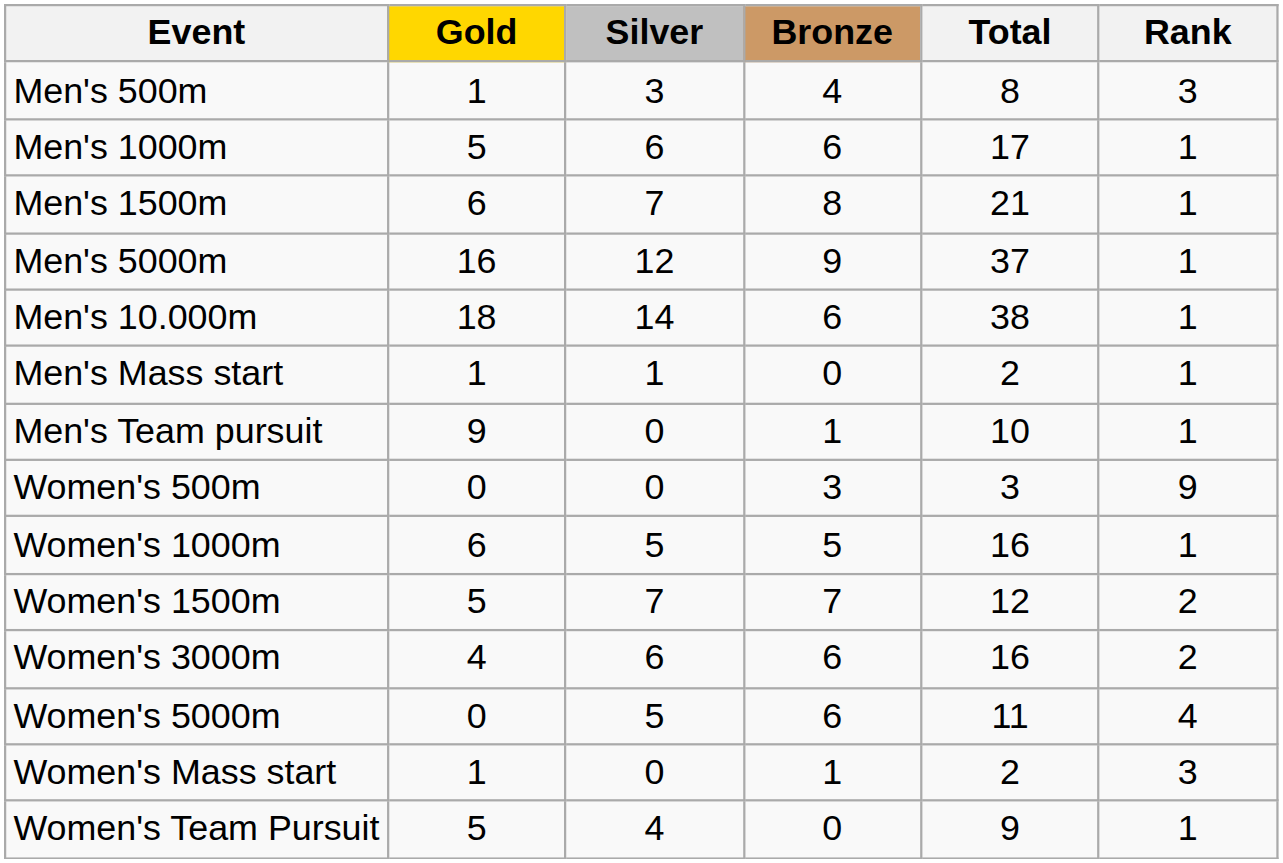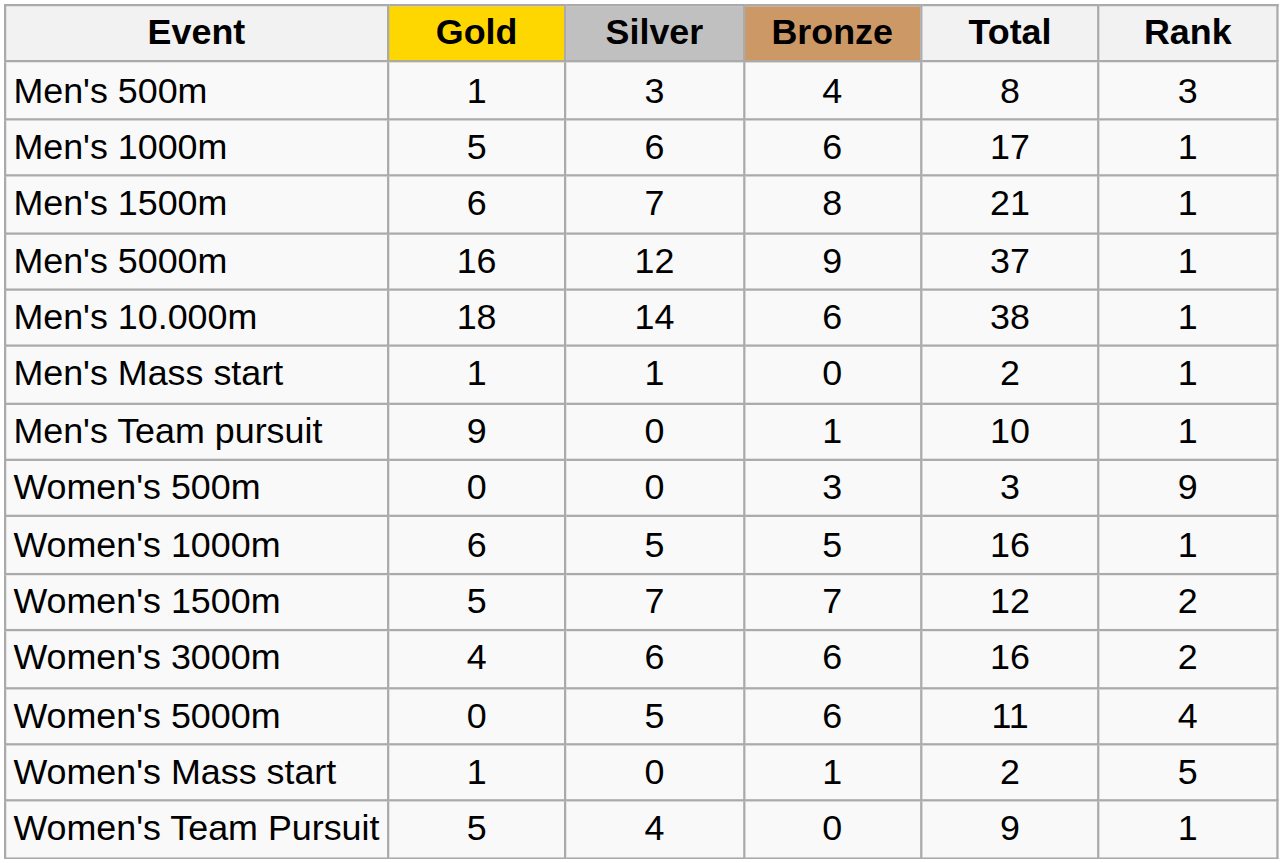(1188, 771) 3 -> (1188, 771) 5
